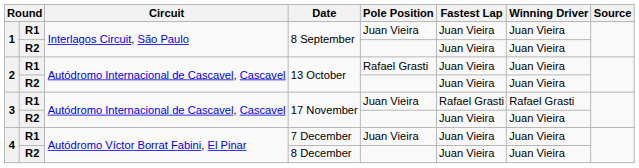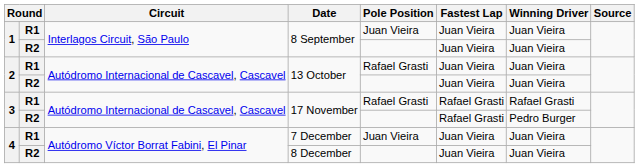(391, 101) Juan Vieira -> (396, 101) Rafael Grasti
(467, 118) Juan Vieira -> (471, 118) Rafael Grasti
(537, 118) Juan Vieira -> (542, 118) Pedro Burger
